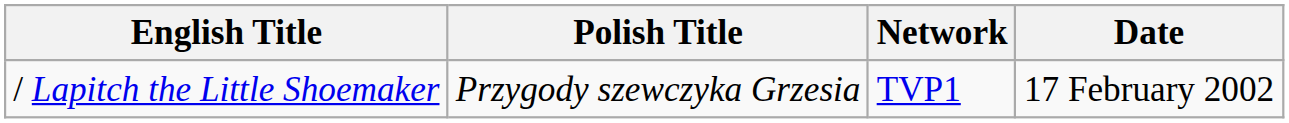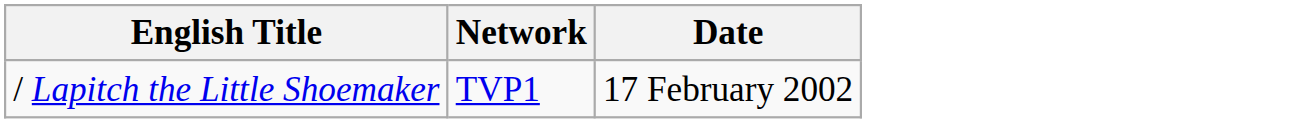- column: (658, 32)
